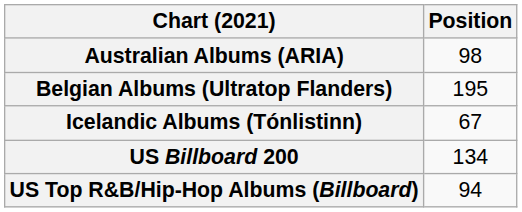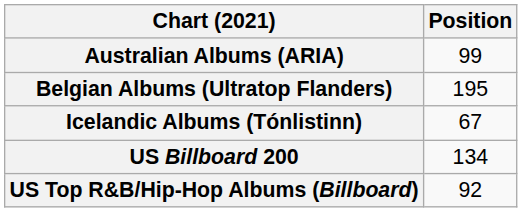(470, 55) 98 -> (470, 55) 99
(470, 190) 94 -> (470, 190) 92
